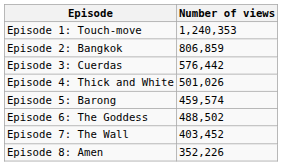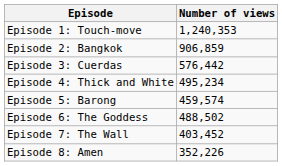(201, 48) 806,859 -> (201, 48) 906,859
(201, 83) 501,026 -> (201, 83) 495,234
